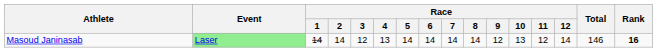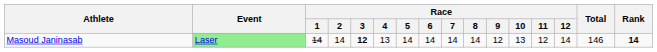(362, 41) normal -> (362, 41) bold
(633, 41) 16 -> (633, 41) 14
